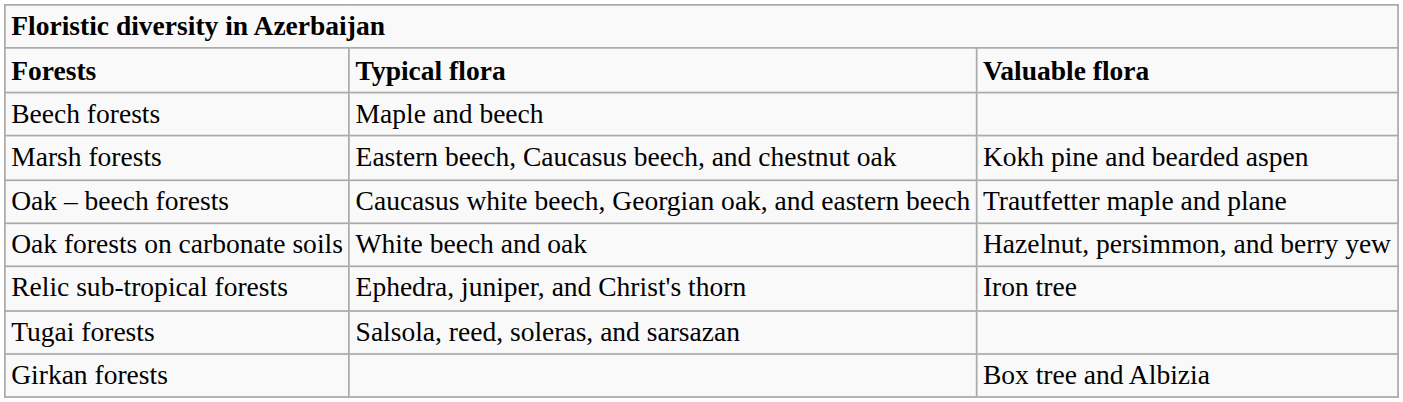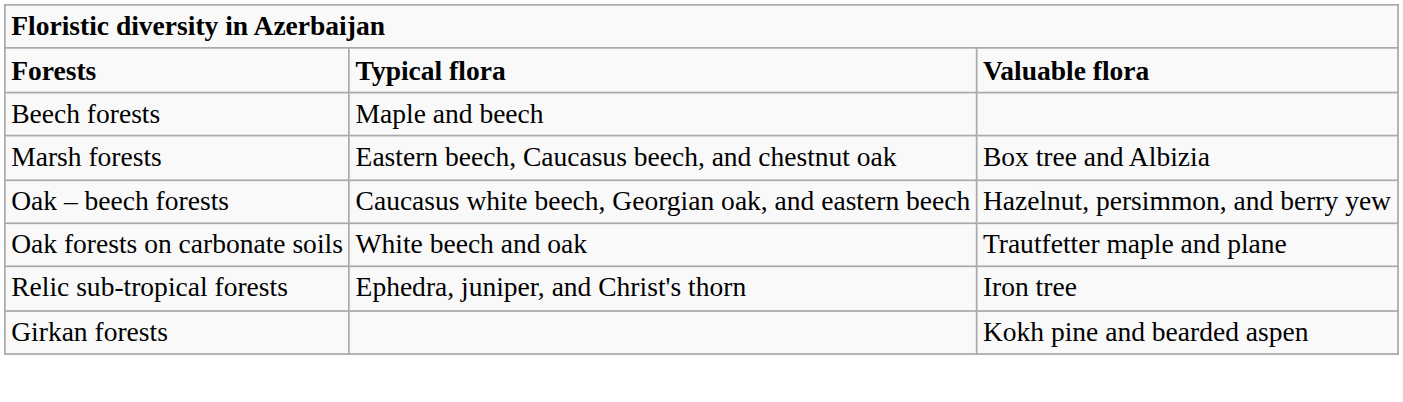(1146, 157) Kokh pine and bearded aspen -> (1096, 157) Box tree and Albizia
(1135, 200) Trautfetter maple and plane -> (1187, 200) Hazelnut, persimmon, and berry yew
(1187, 244) Hazelnut, persimmon, and berry yew -> (1135, 244) Trautfetter maple and plane
- row: (83, 331)
(1096, 375) Box tree and Albizia -> (1146, 331) Kokh pine and bearded aspen
